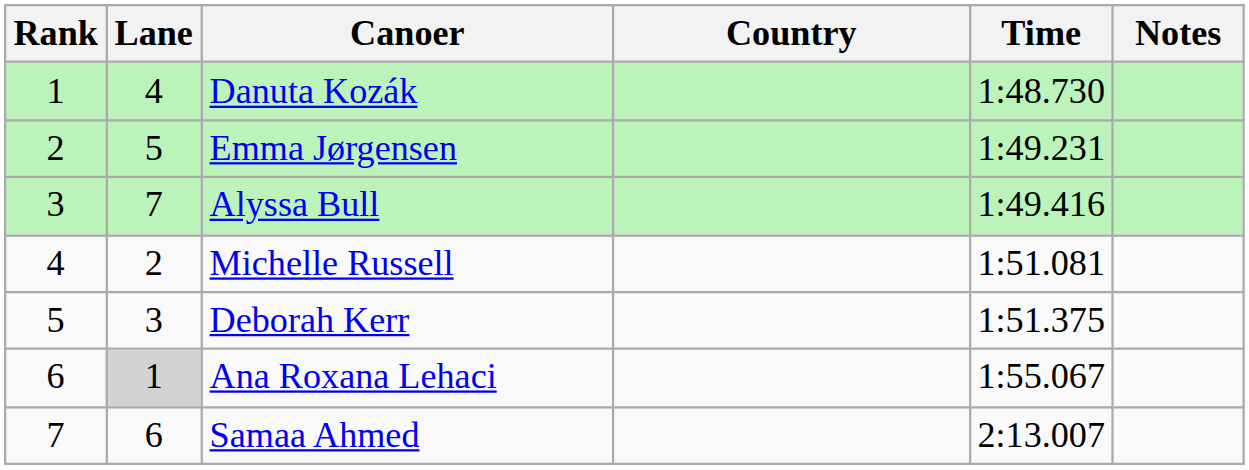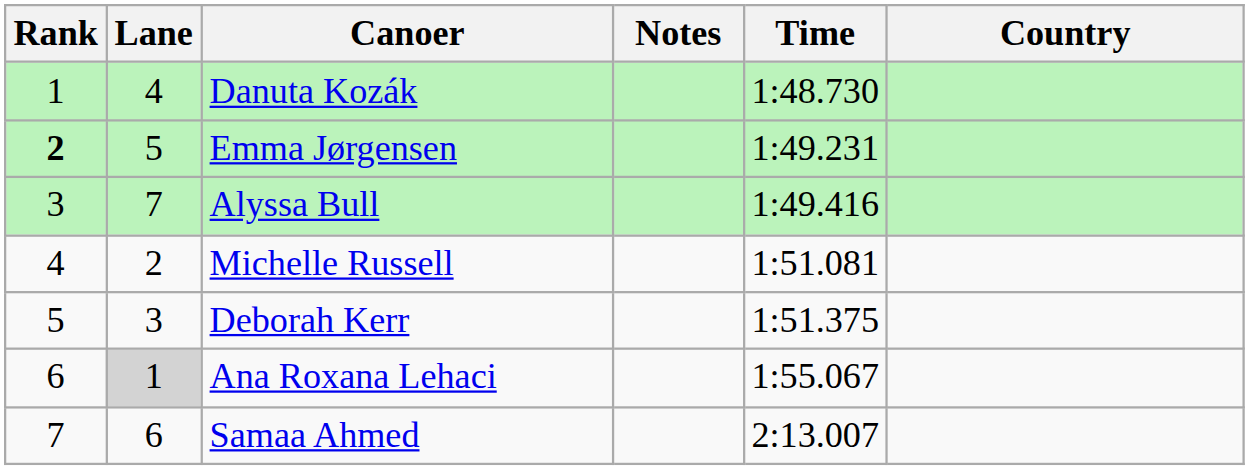columns swapped: (791, 33) <-> (1178, 33)
(56, 147) normal -> (56, 147) bold
